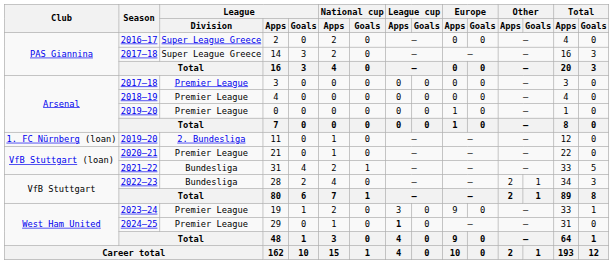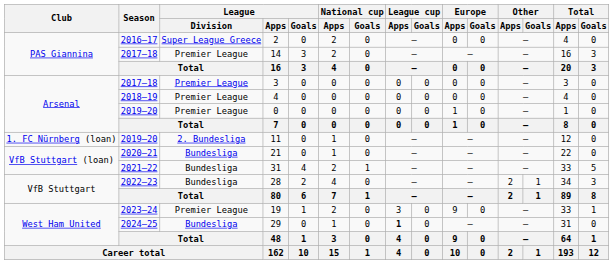(211, 54) Super League Greece -> (211, 54) Premier League
(211, 153) Premier League -> (211, 153) Bundesliga
(211, 224) Premier League -> (211, 224) Bundesliga
